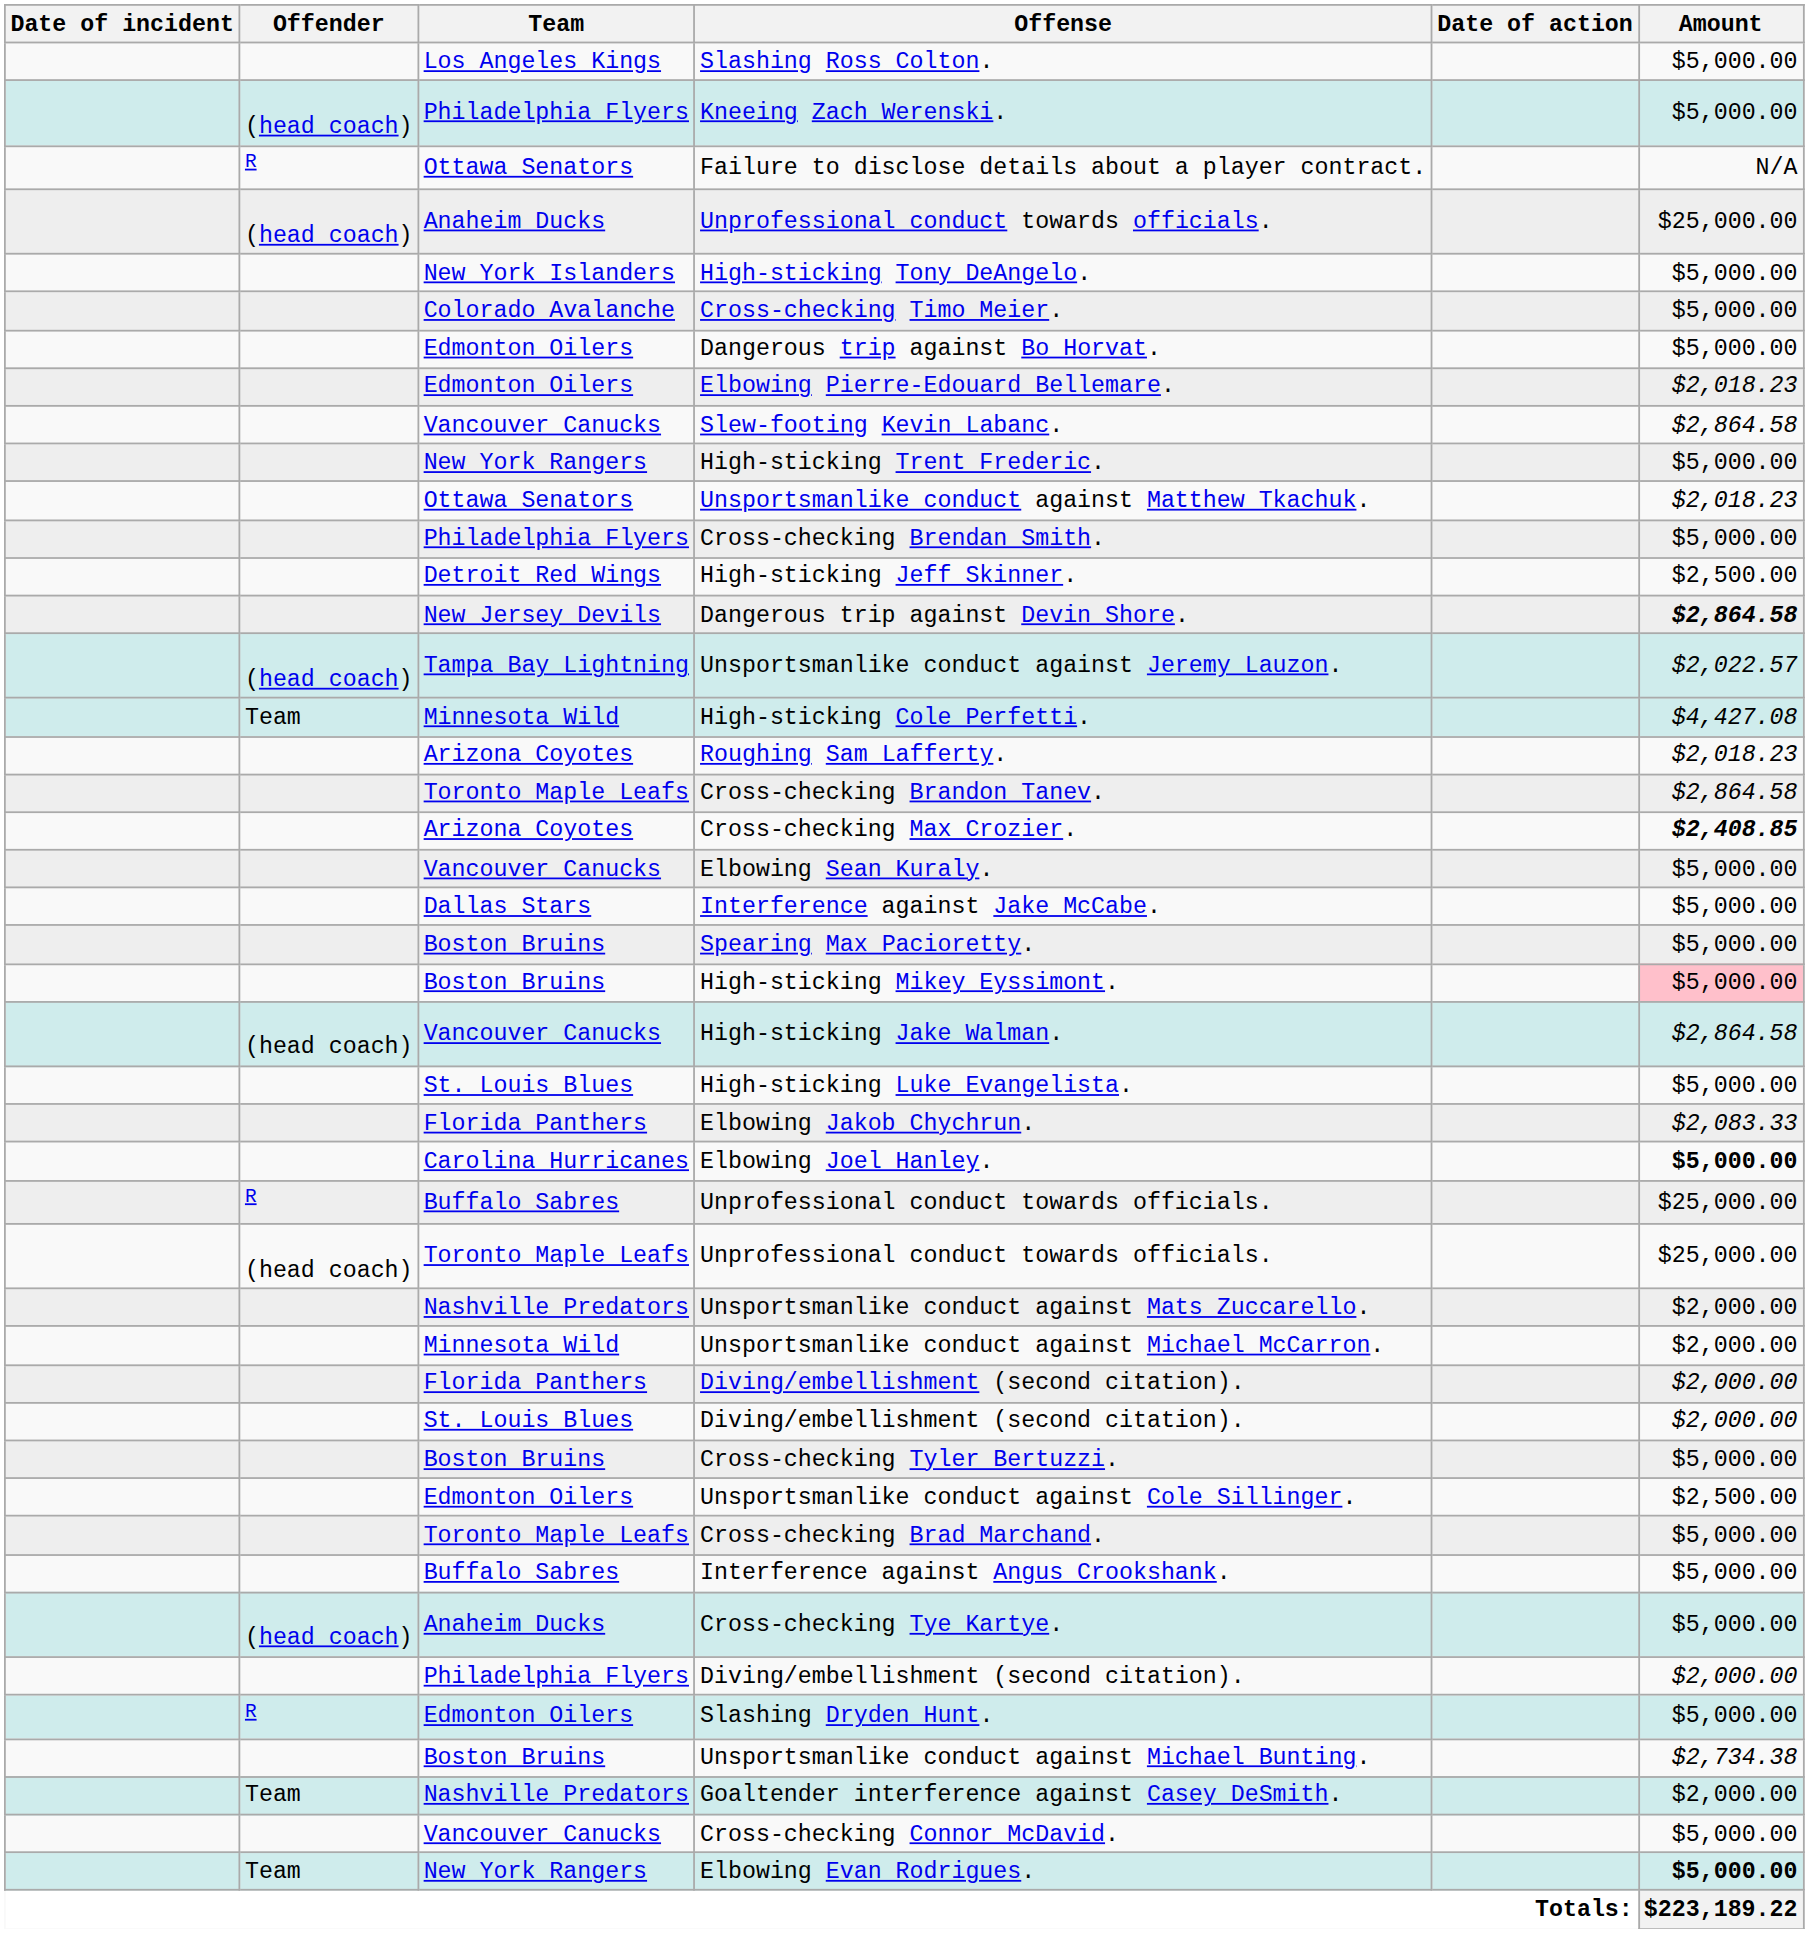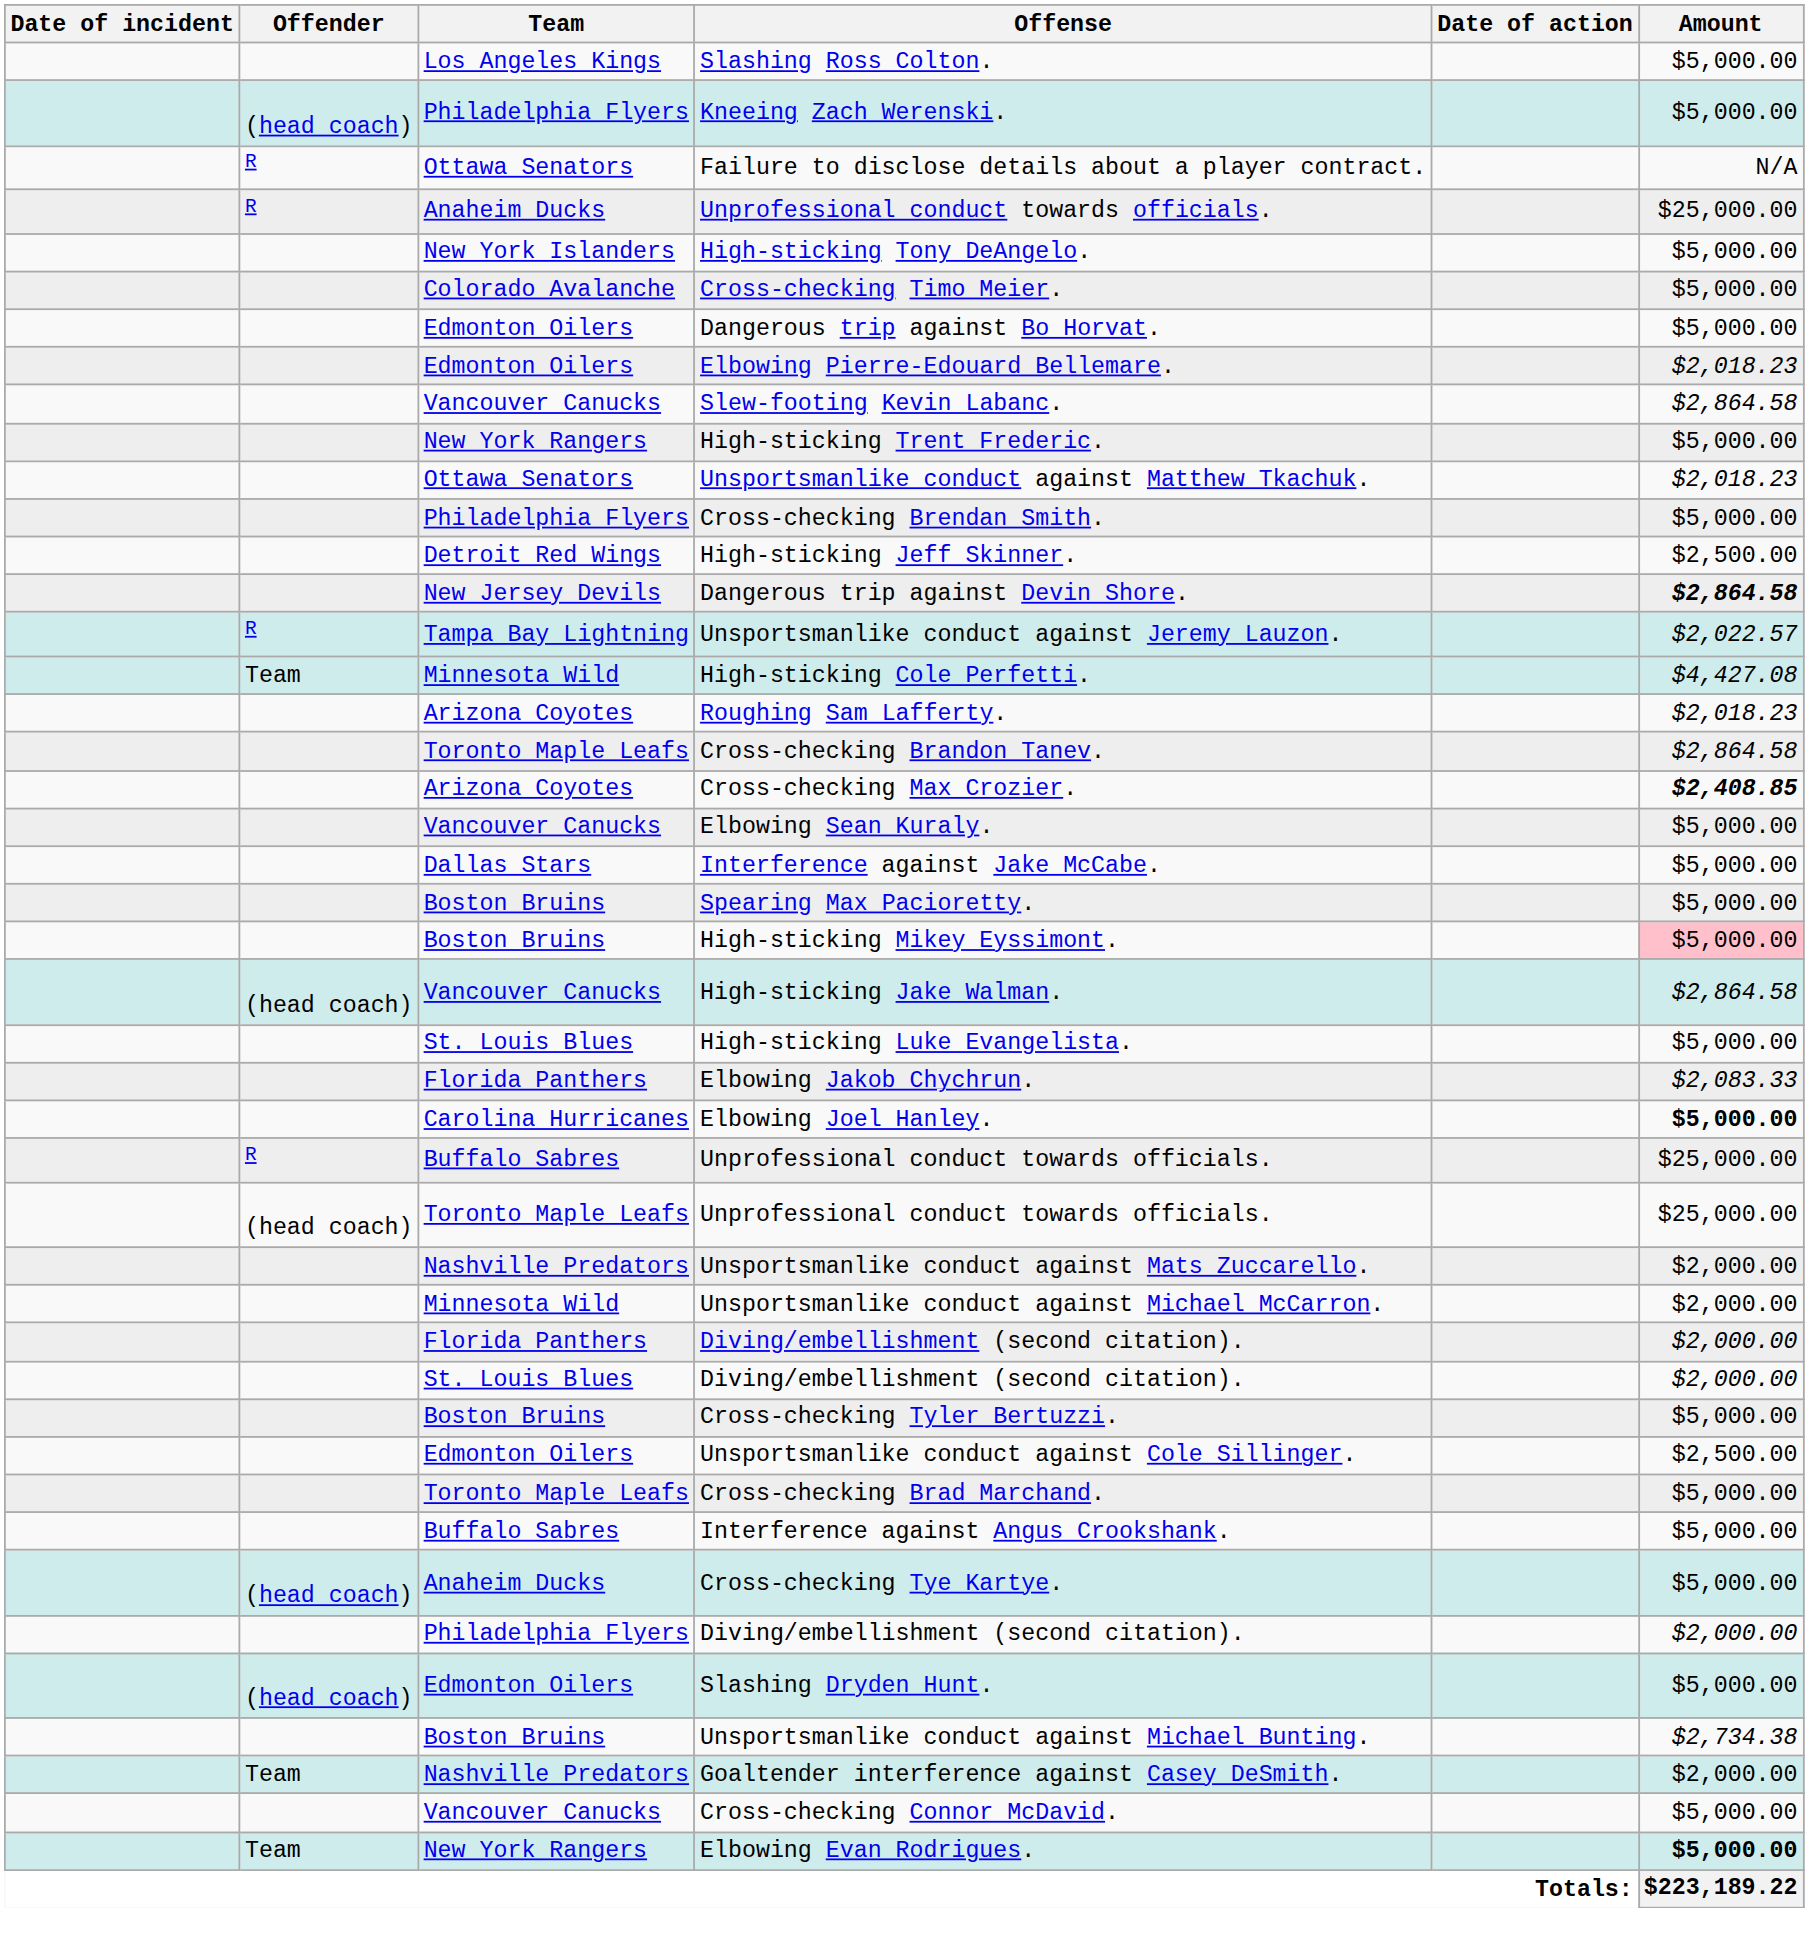(329, 235) (head coach) -> (251, 206) R
(329, 679) (head coach) -> (251, 629) R
(251, 1711) R -> (329, 1699) (head coach)
